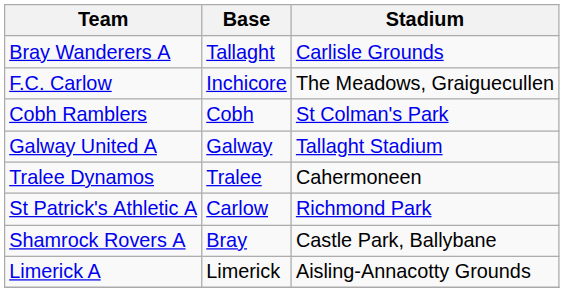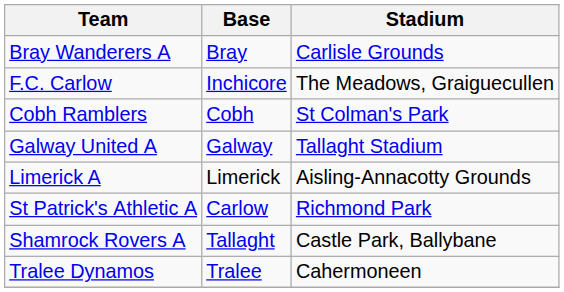(240, 51) Tallaght -> (227, 51) Bray
rows swapped: (55, 271) <-> (82, 177)
(227, 240) Bray -> (240, 240) Tallaght
